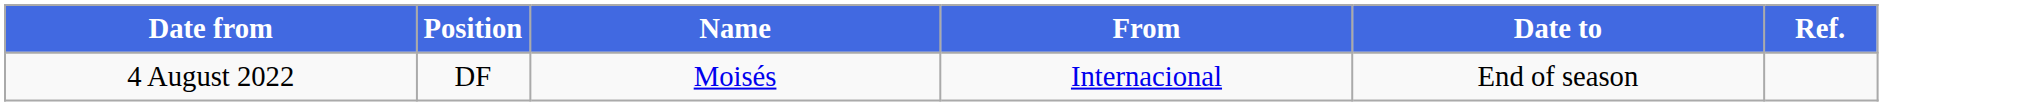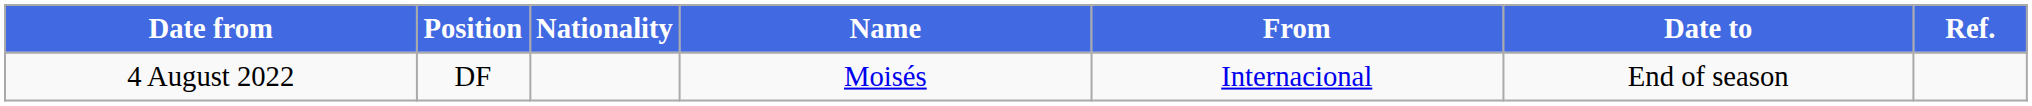+ column: (604, 28)
